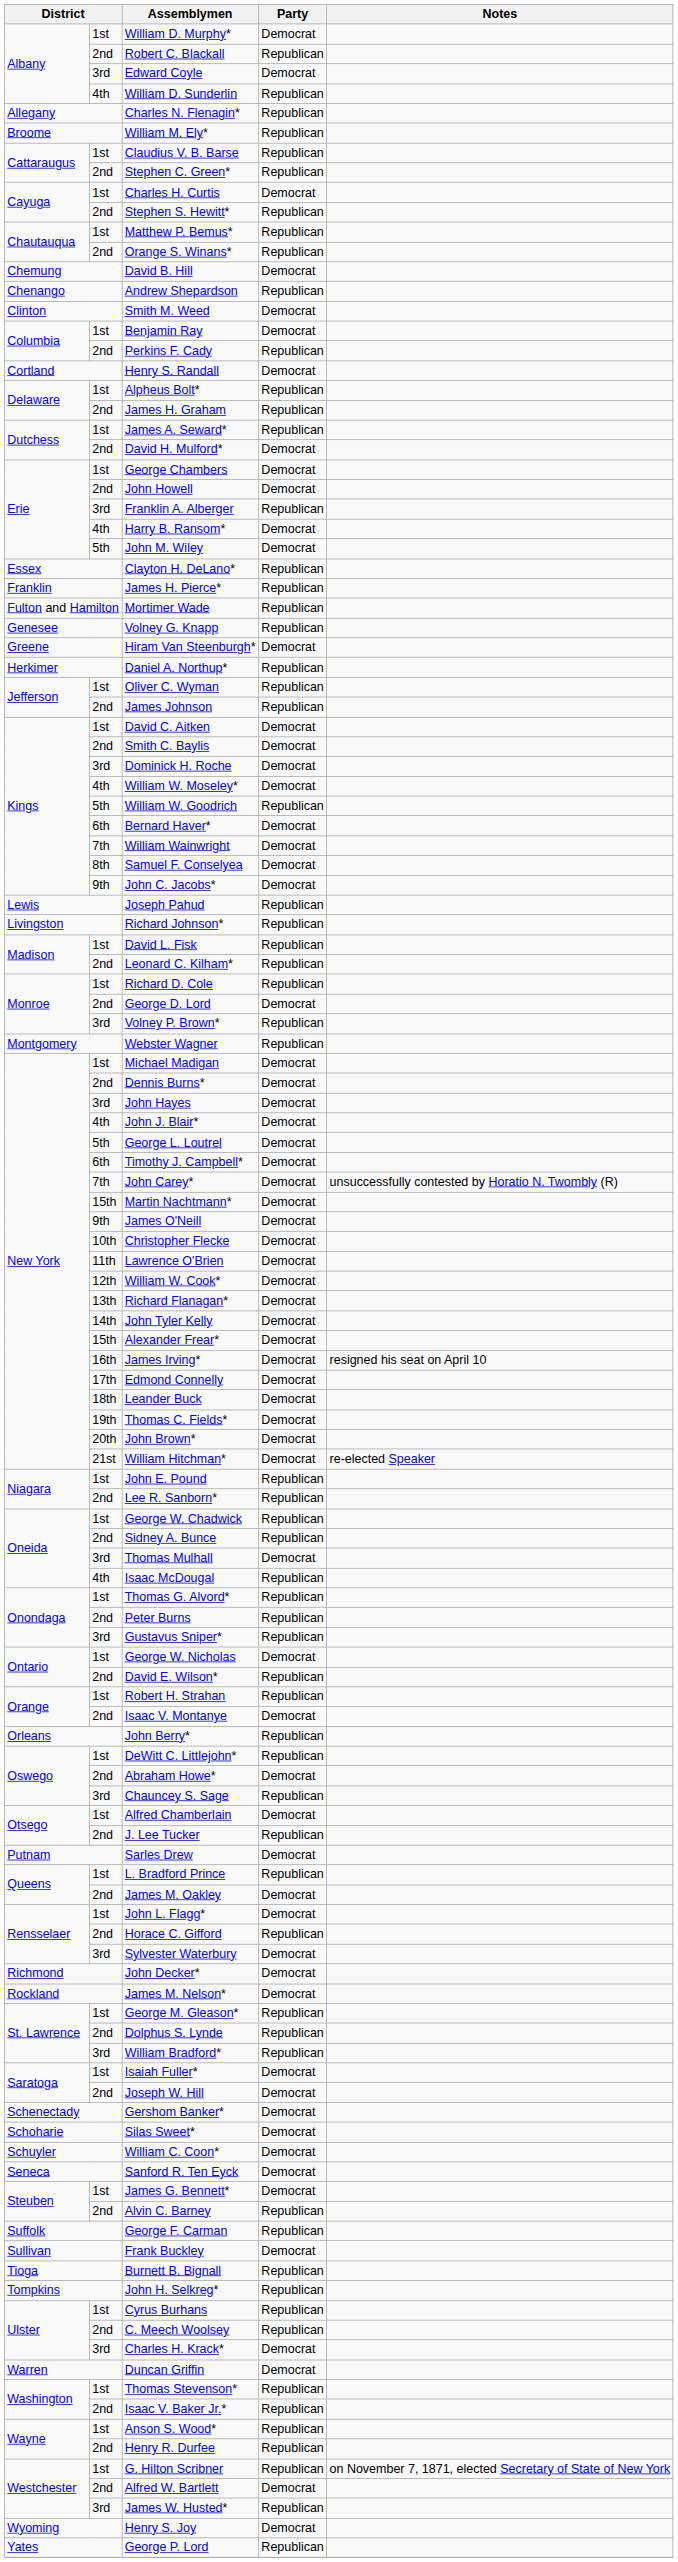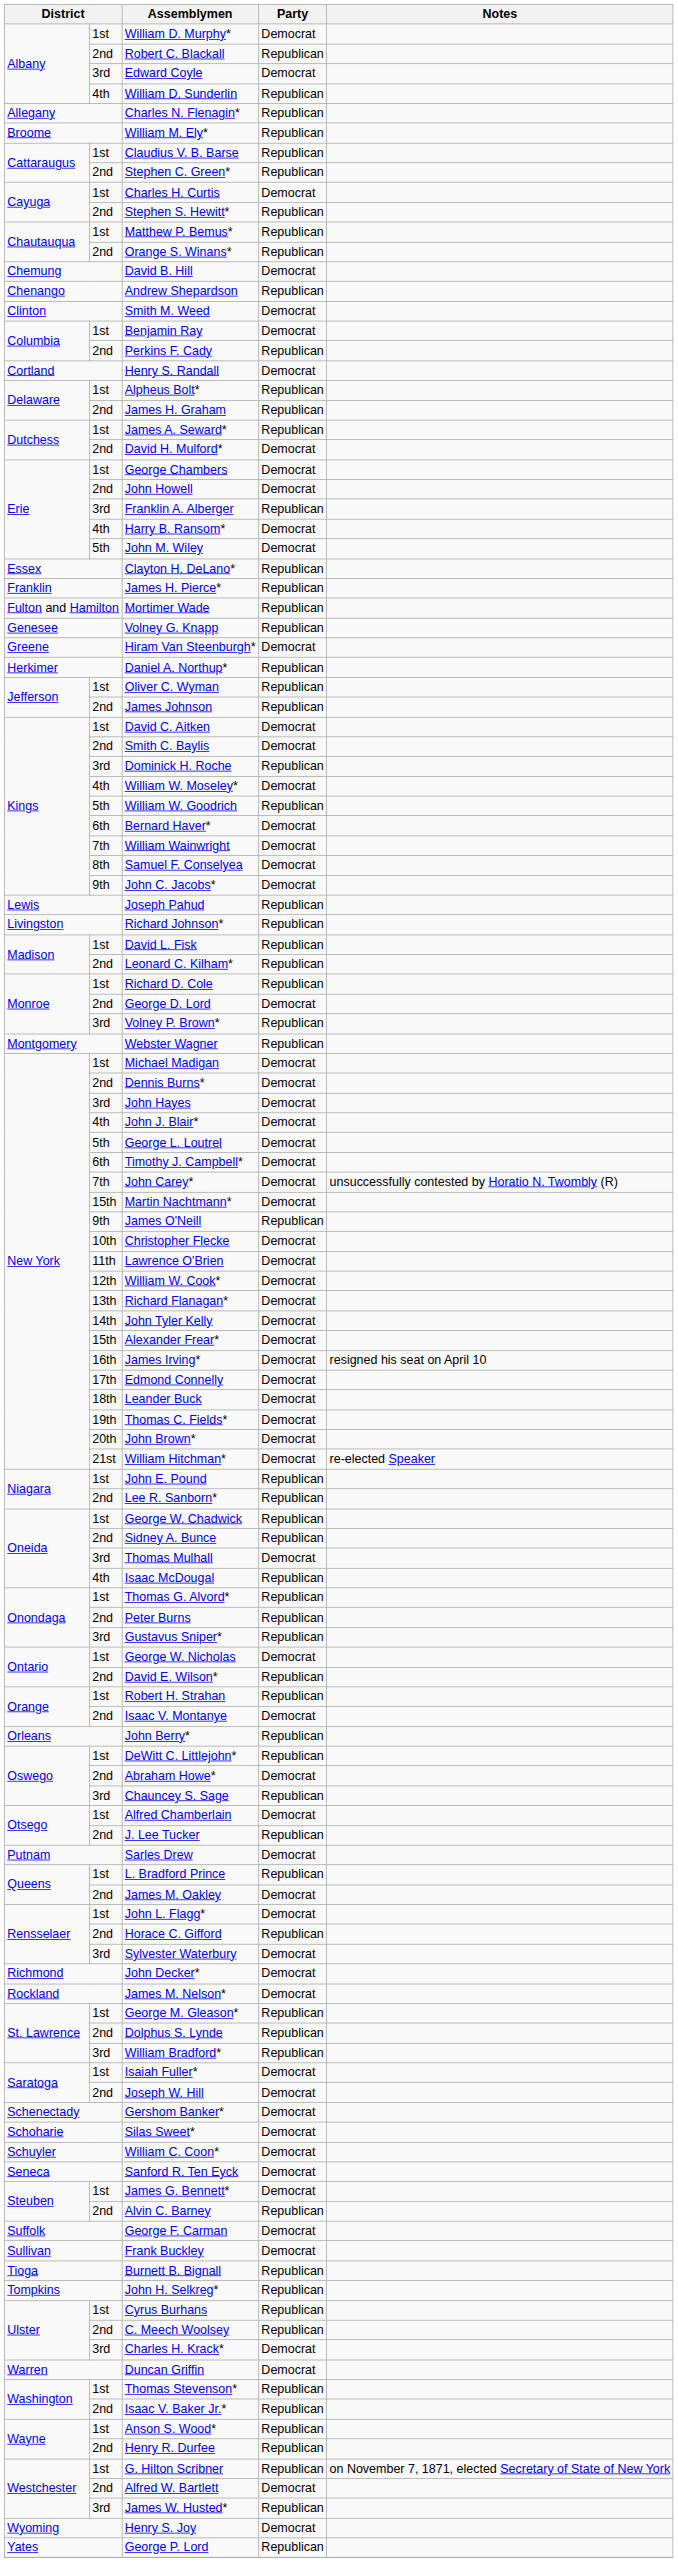(288, 766) Democrat -> (293, 766) Republican
(288, 1221) Democrat -> (293, 1221) Republican
(293, 2231) Republican -> (288, 2231) Democrat
